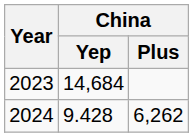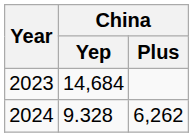(88, 115) 9.428 -> (88, 115) 9.328
